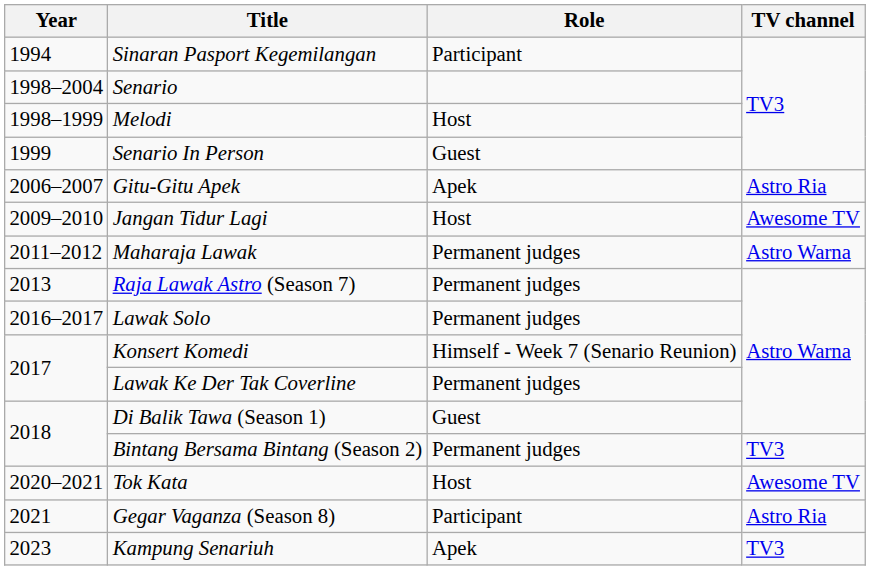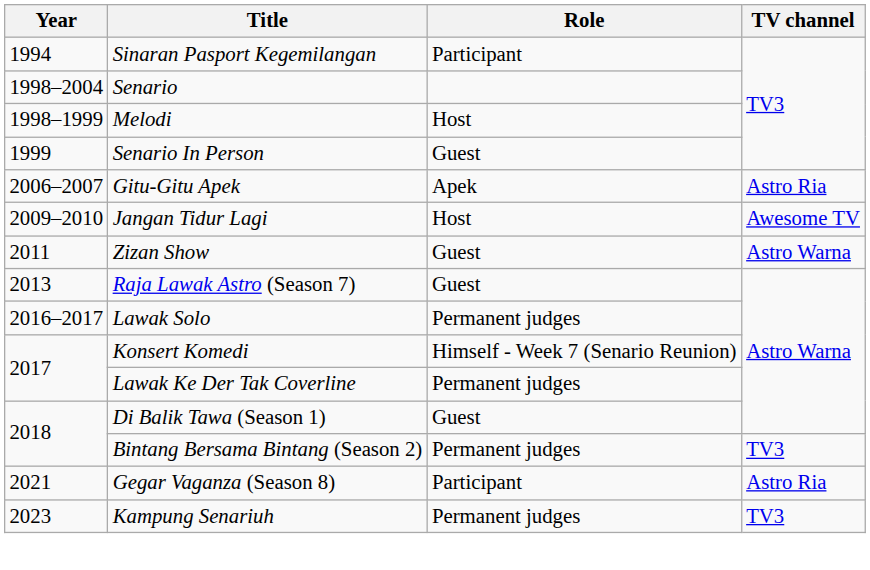+ row: (161, 251)
- row: (185, 251)
(506, 284) Permanent judges -> (456, 284) Guest
- row: (150, 482)
(454, 548) Apek -> (506, 515) Permanent judges
